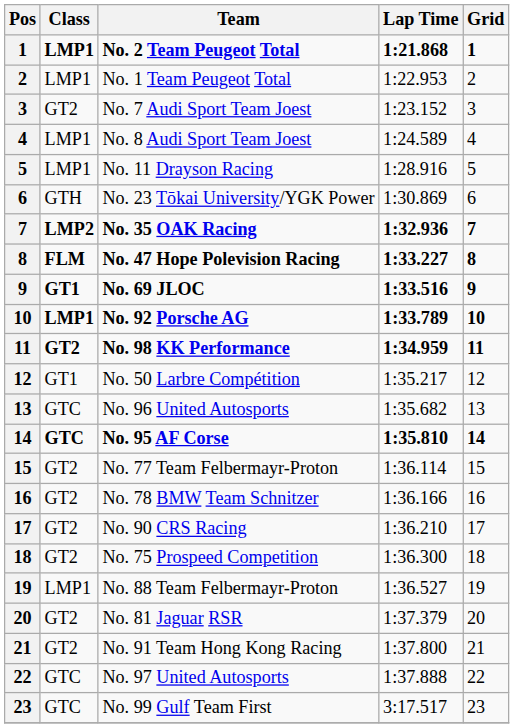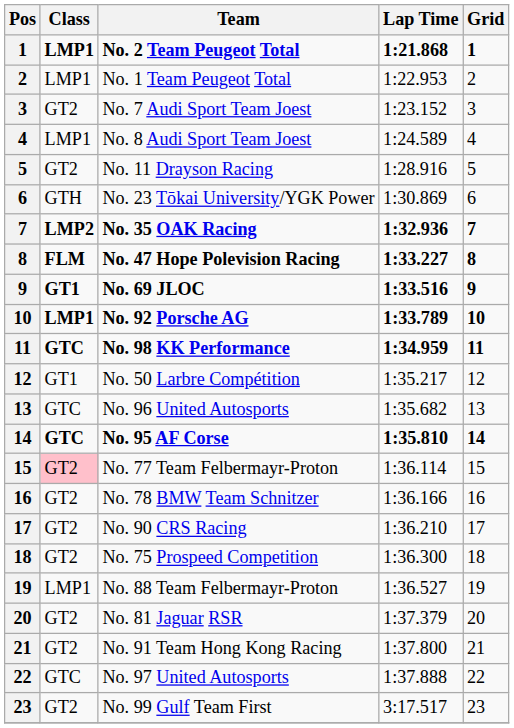(68, 169) LMP1 -> (61, 169) GT2
(62, 349) GT2 -> (64, 349) GTC
(61, 468) no background -> (61, 468) pink background
(63, 708) GTC -> (61, 708) GT2
